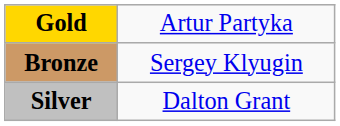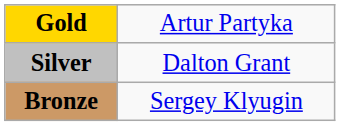rows swapped: (61, 100) <-> (61, 62)
